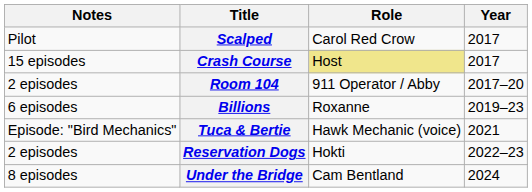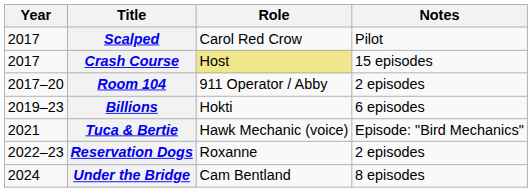columns swapped: (496, 15) <-> (92, 15)
(341, 107) Roxanne -> (216, 107) Hokti
(329, 152) Hokti -> (228, 152) Roxanne
